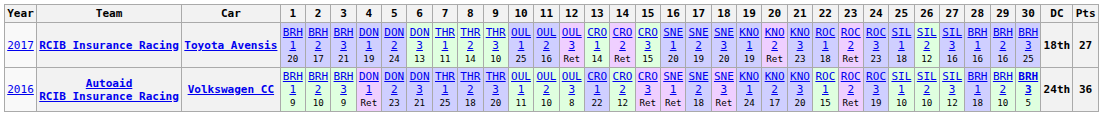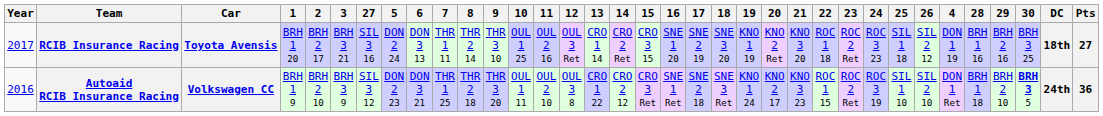columns swapped: (369, 14) <-> (952, 14)
(800, 45) KNO 3 23 -> (800, 45) KNO 3 20
(800, 89) KNO 3 20 -> (800, 89) KNO 3 23
